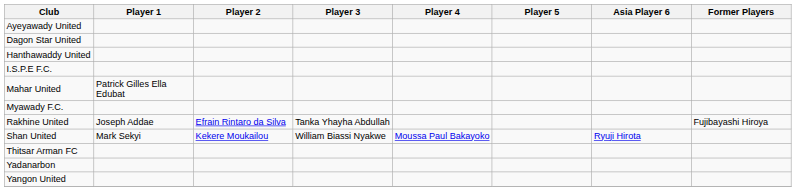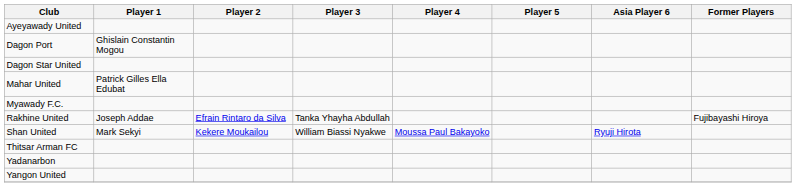+ row: (29, 46)
- row: (49, 55)
- row: (29, 69)
